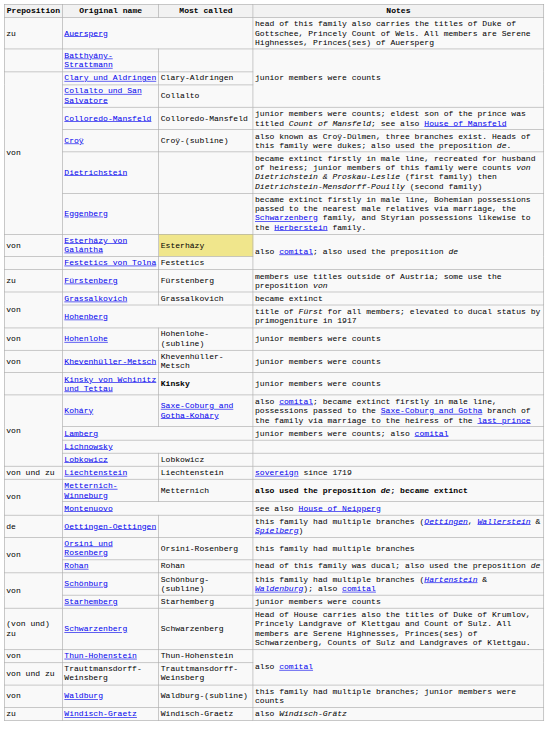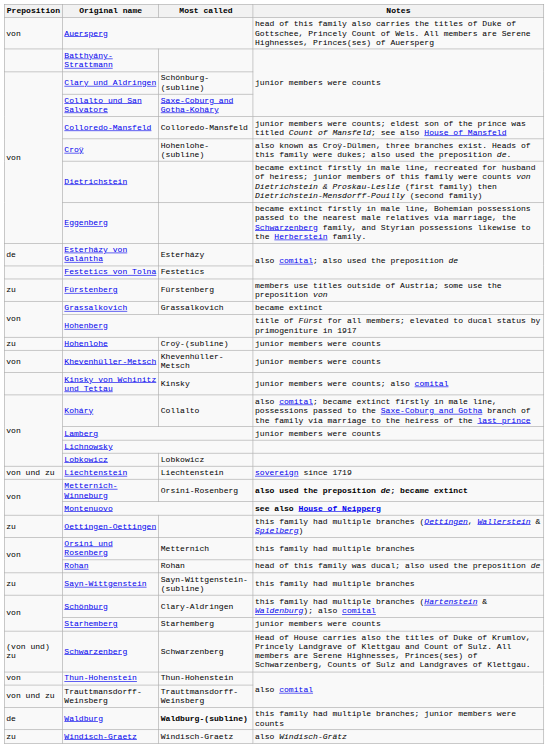(11, 33) zu -> (13, 33) von
(197, 78) Clary-Aldringen -> (185, 83) Schönburg-(subline)
(180, 96) Collalto -> (197, 105) Saxe-Coburg and Gotha-Koháry
(195, 141) Croÿ-(subline) -> (185, 150) Hohenlohe-(subline)
(13, 245) von -> (11, 255) de
(183, 245) khaki background -> (183, 255) no background
(13, 339) von -> (11, 344) zu
(185, 339) Hohenlohe-(subline) -> (195, 344) Croÿ-(subline)
(175, 384) bold -> (175, 384) normal
(318, 384) junior members were counts -> (352, 384) junior members were counts; also comital
(197, 411) Saxe-Coburg and Gotha-Koháry -> (180, 411) Collalto
(352, 433) junior members were counts; also comital -> (318, 433) junior members were counts
(185, 491) Metternich -> (199, 491) Orsini-Rosenberg
(318, 508) normal -> (318, 508) bold
(11, 526) de -> (11, 526) zu
(199, 549) Orsini-Rosenberg -> (185, 549) Metternich
+ row: (105, 584)
(185, 584) Schönburg-(subline) -> (197, 607) Clary-Aldringen
(13, 696) von -> (11, 719) de
(204, 696) normal -> (204, 719) bold
